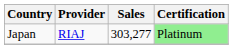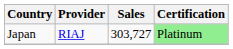(131, 34) 303,277 -> (131, 34) 303,727
